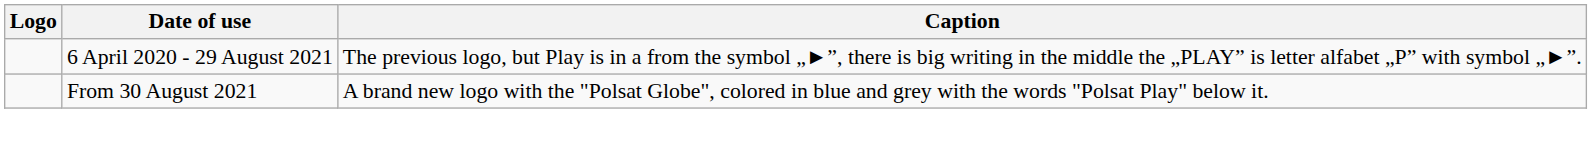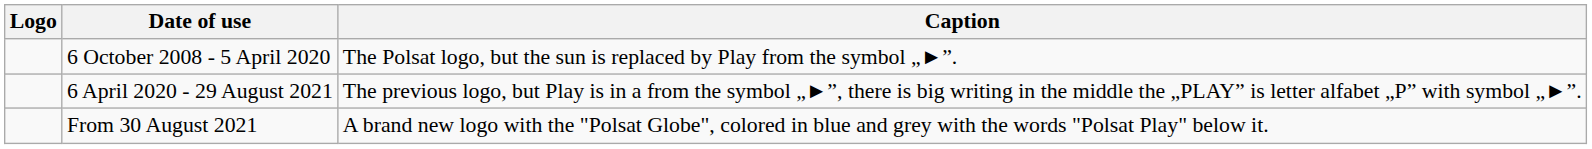+ row: (199, 56)
